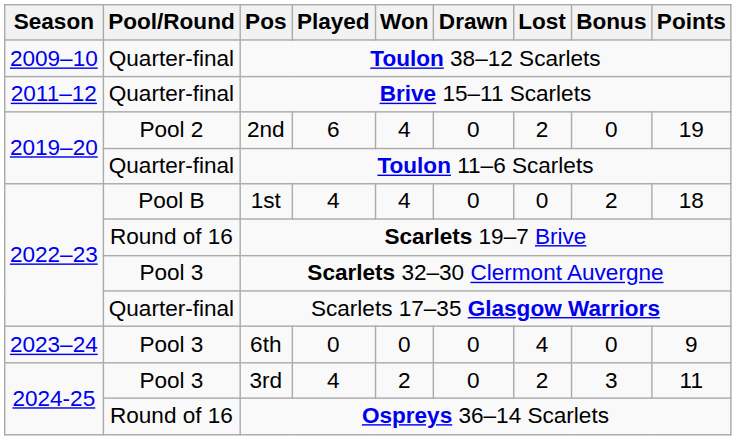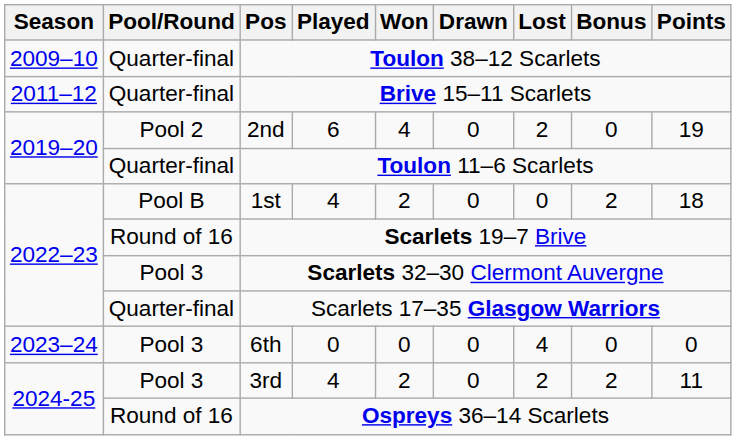(404, 201) 4 -> (404, 201) 2
(691, 344) 9 -> (691, 344) 0
(611, 380) 3 -> (611, 380) 2
